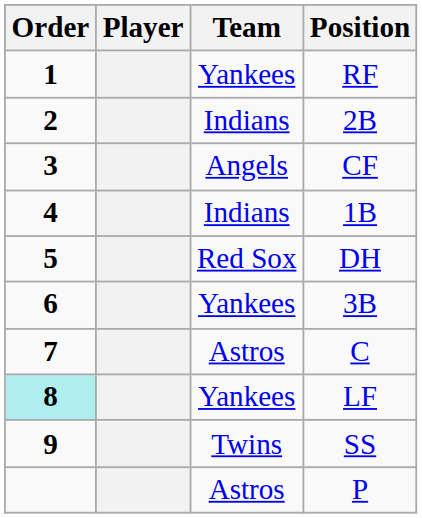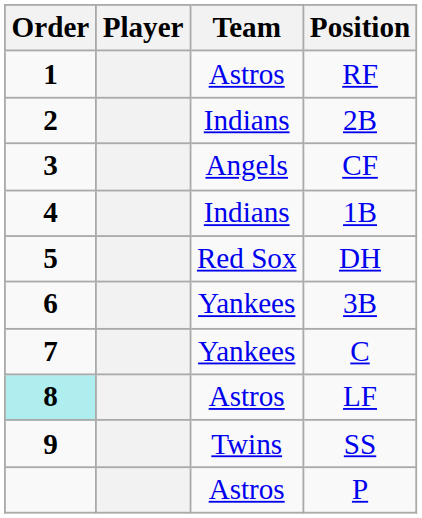(247, 73) Yankees -> (247, 73) Astros
(247, 350) Astros -> (247, 350) Yankees
(247, 397) Yankees -> (247, 397) Astros
